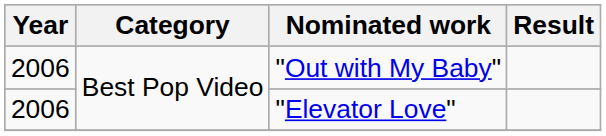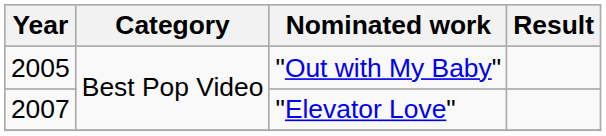(40, 67) 2006 -> (40, 67) 2005
(40, 109) 2006 -> (40, 109) 2007
